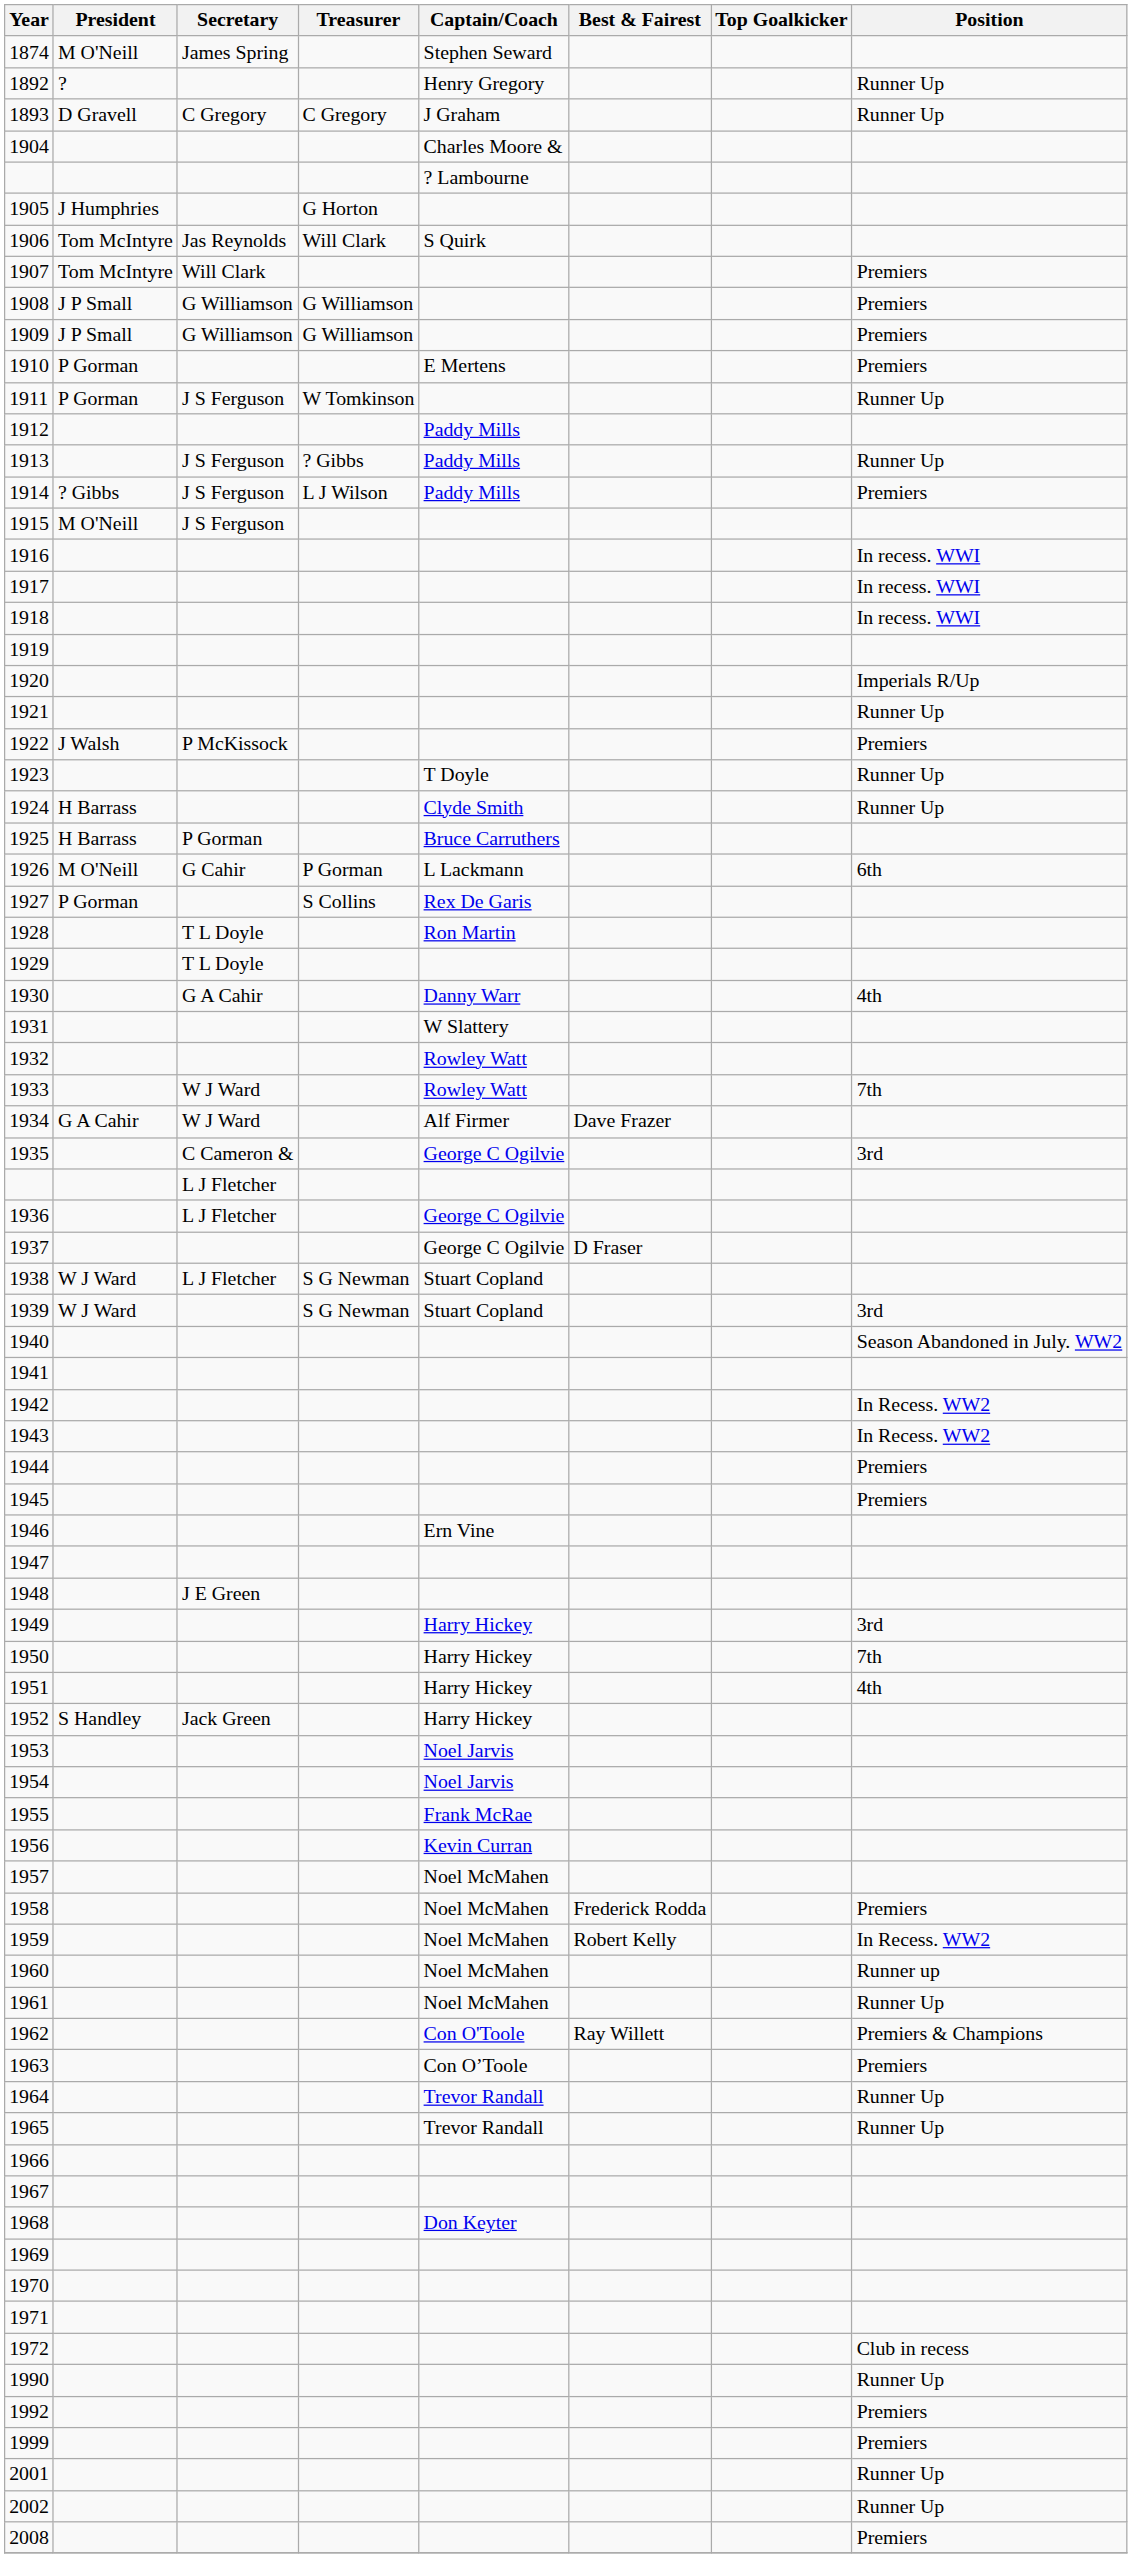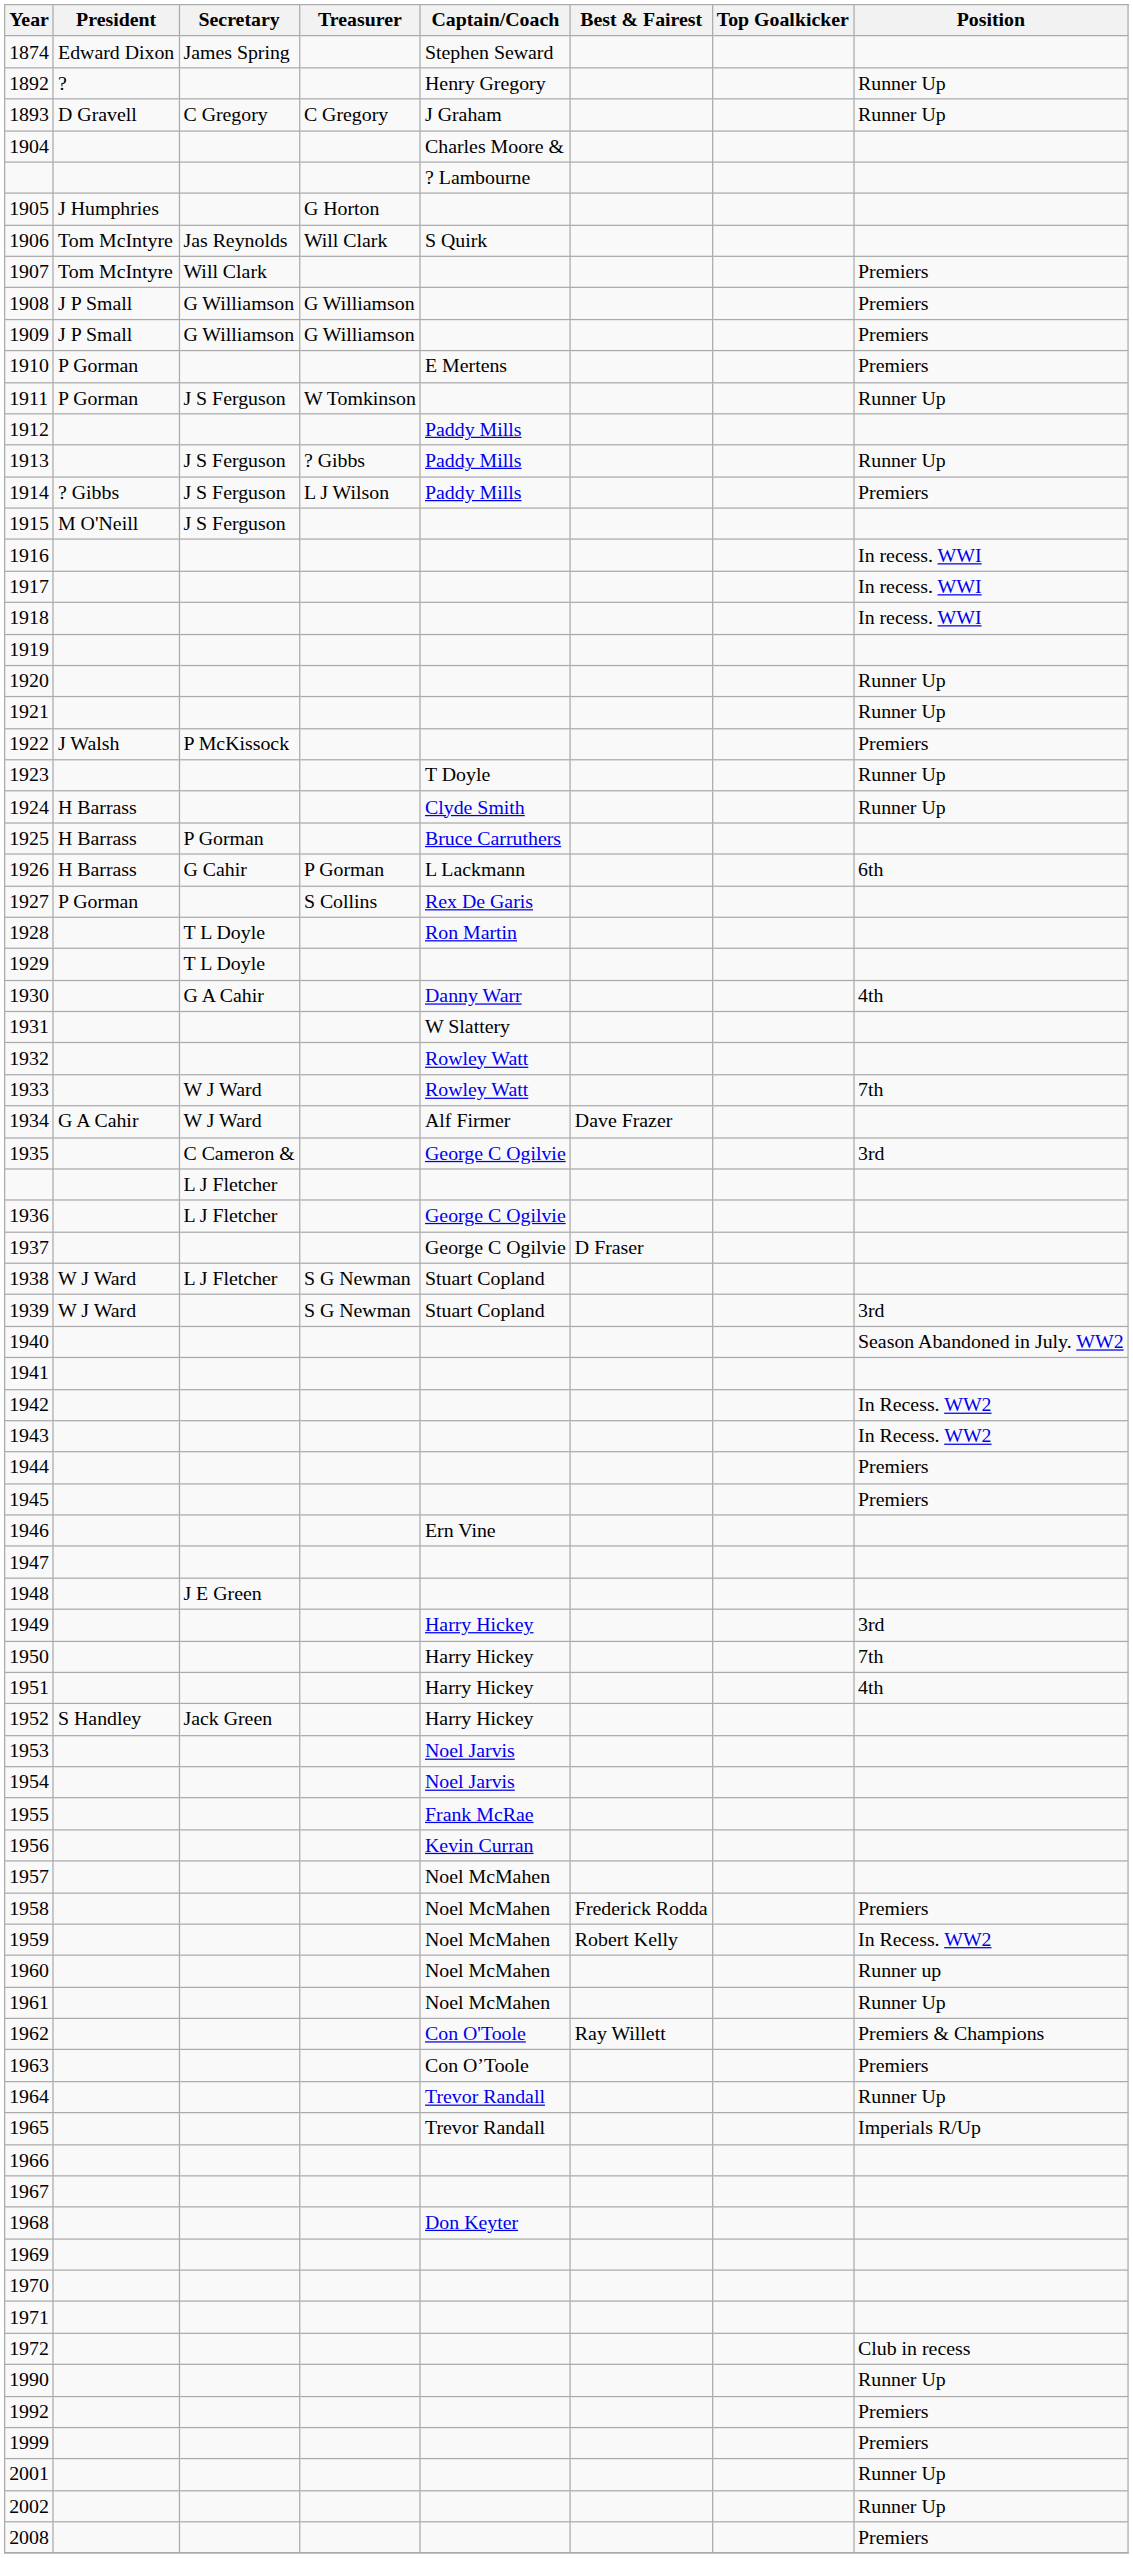(98, 51) M O'Neill -> (116, 51) Edward Dixon
(918, 680) Imperials R/Up -> (902, 680) Runner Up
(98, 869) M O'Neill -> (97, 869) H Barrass
(900, 2128) Runner Up -> (919, 2128) Imperials R/Up
